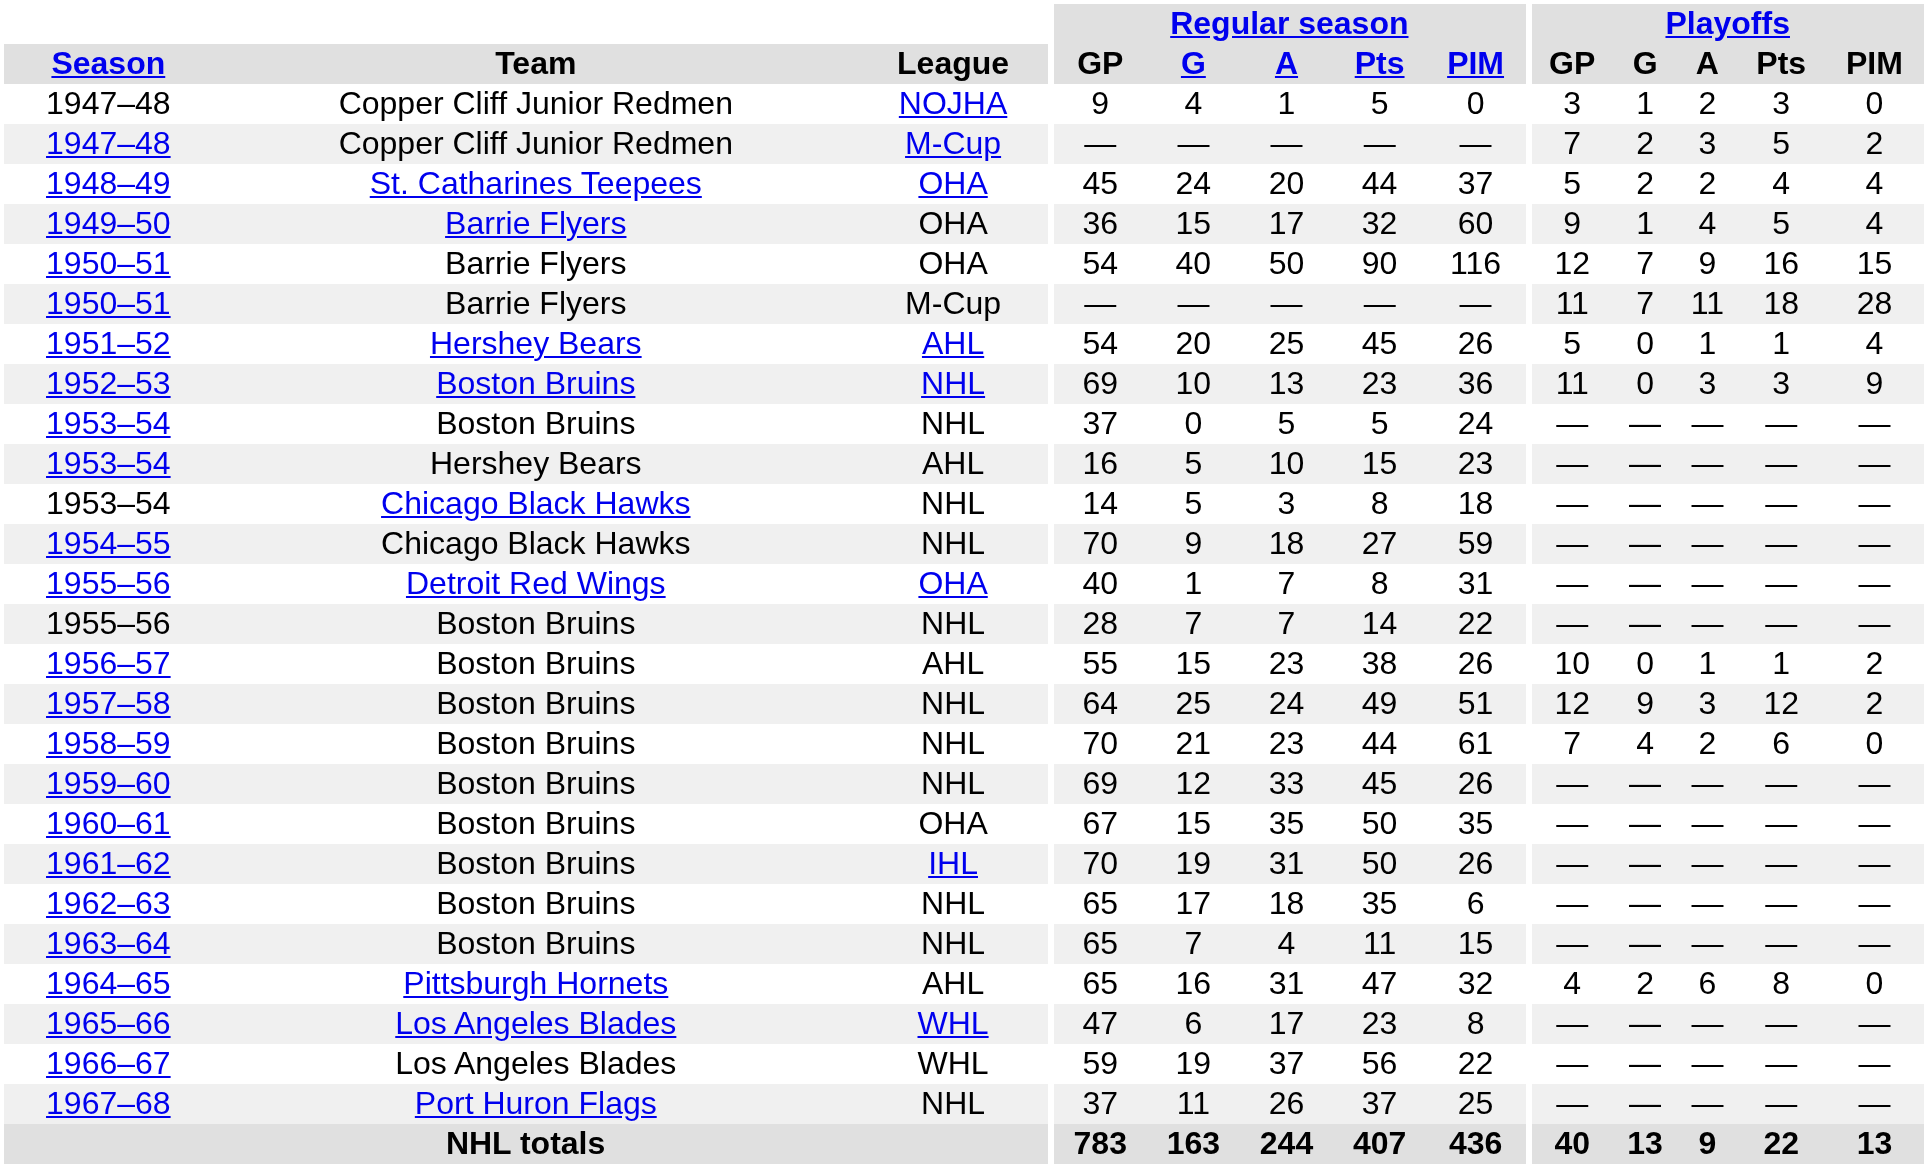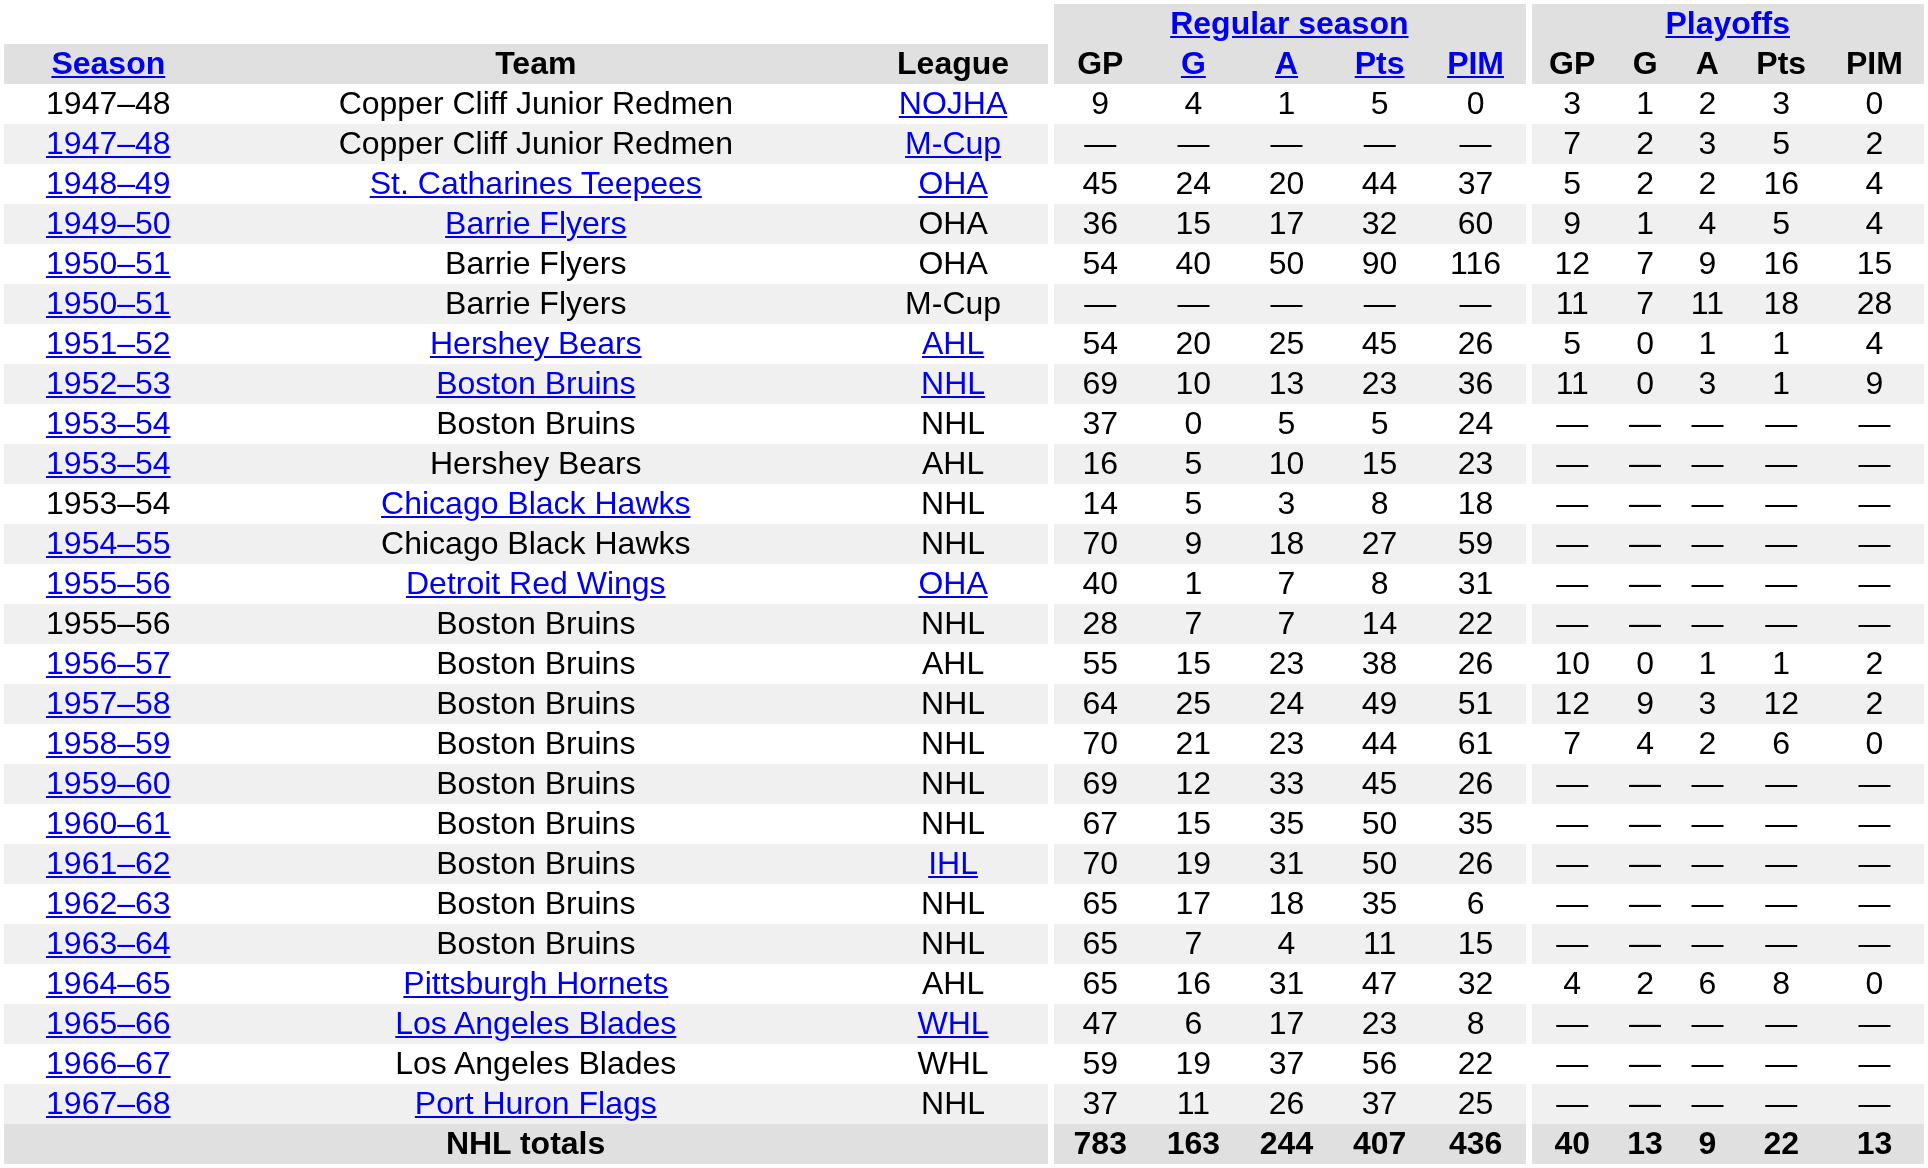(1781, 183) 4 -> (1781, 183) 16
(1781, 383) 3 -> (1781, 383) 1
(953, 823) OHA -> (953, 823) NHL
